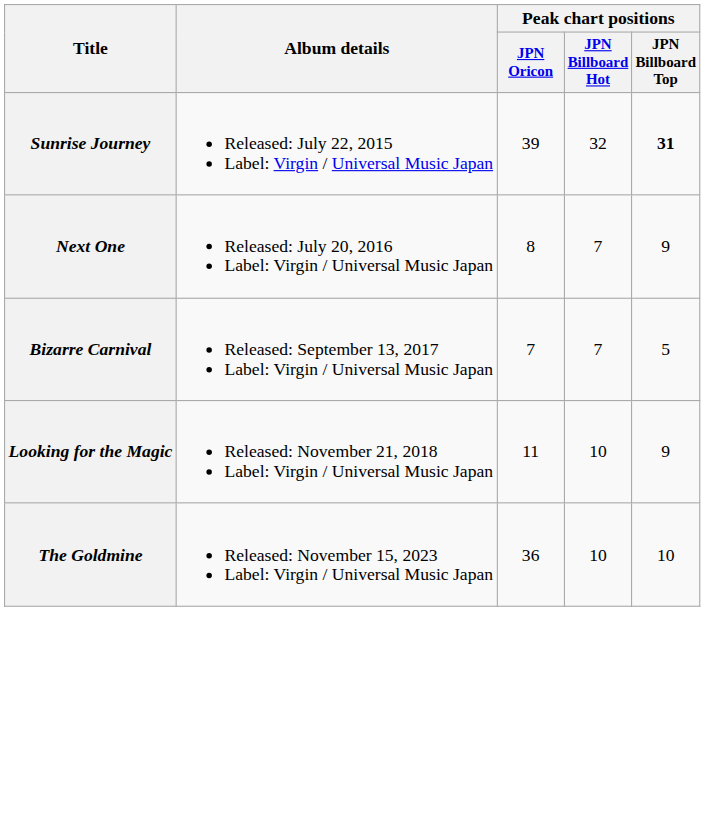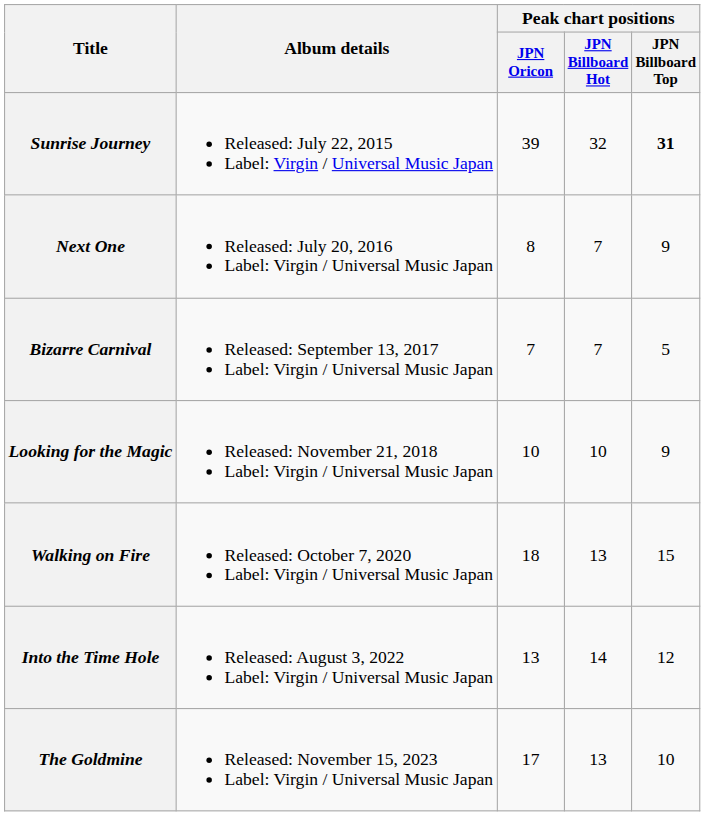(531, 451) 11 -> (531, 451) 10
+ row: (90, 554)
+ row: (90, 657)
(531, 554) 36 -> (531, 759) 17
(598, 554) 10 -> (598, 759) 13
